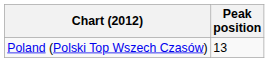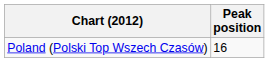(220, 47) 13 -> (220, 47) 16
